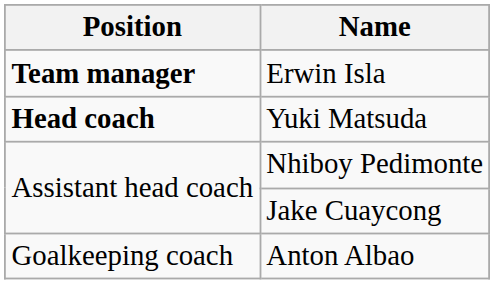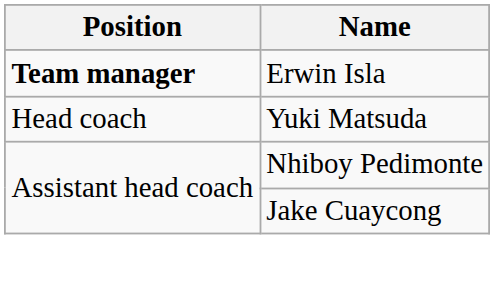(83, 118) bold -> (79, 118) normal
- row: (340, 255)
